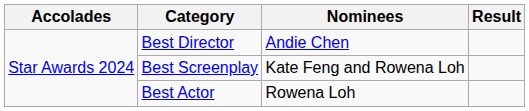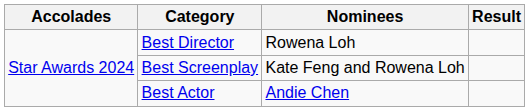(307, 42) Andie Chen -> (310, 42) Rowena Loh
(310, 93) Rowena Loh -> (307, 93) Andie Chen
